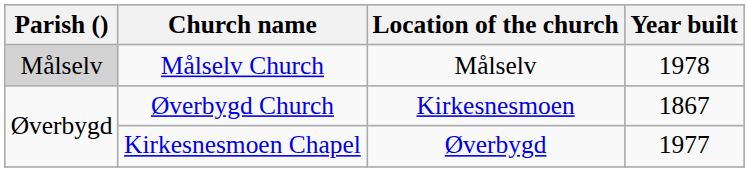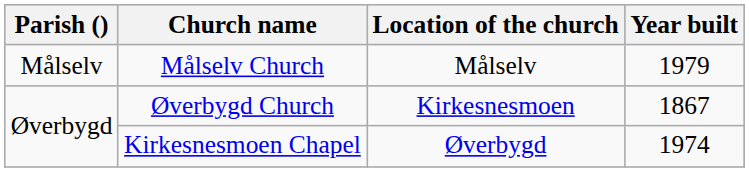(62, 65) lightgrey background -> (62, 65) no background
(684, 65) 1978 -> (684, 65) 1979
(684, 145) 1977 -> (684, 145) 1974
